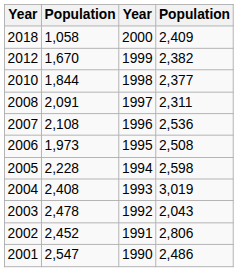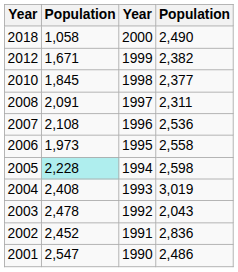(176, 37) 2,409 -> (176, 37) 2,490
(62, 59) 1,670 -> (62, 59) 1,671
(62, 80) 1,844 -> (62, 80) 1,845
(176, 146) 2,508 -> (176, 146) 2,558
(62, 168) no background -> (62, 168) paleturquoise background
(176, 233) 2,806 -> (176, 233) 2,836
